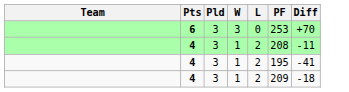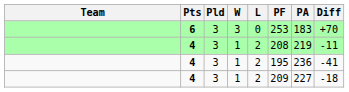+ column: (303, 13)
